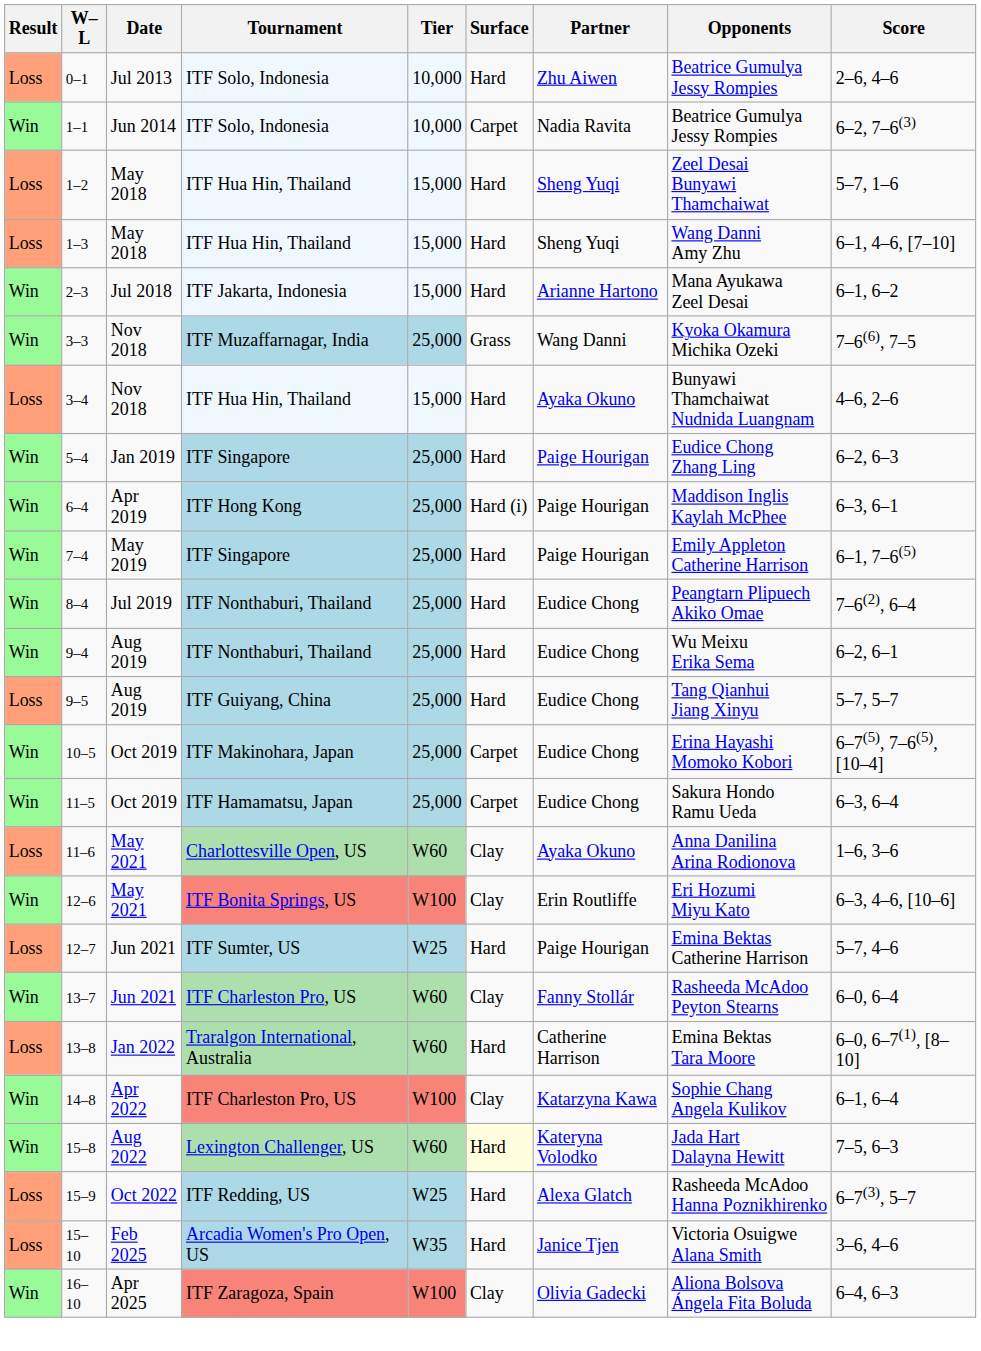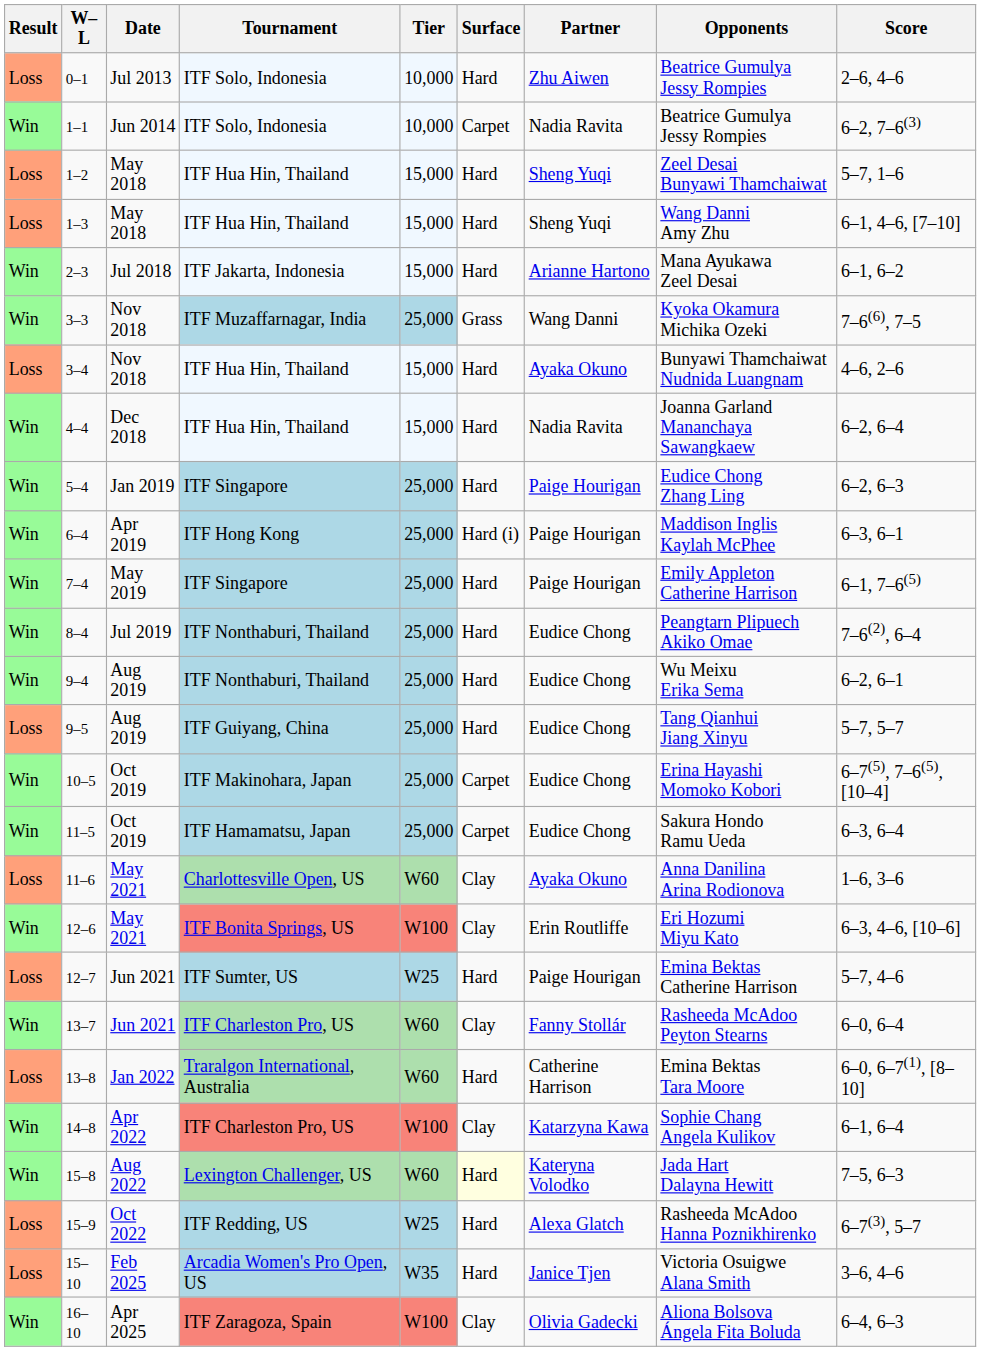+ row: (77, 428)
